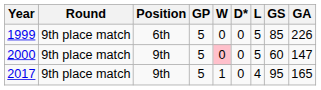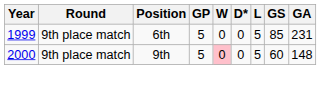(302, 34) 226 -> (302, 34) 231
(302, 54) 147 -> (302, 54) 148
- row: (21, 74)
